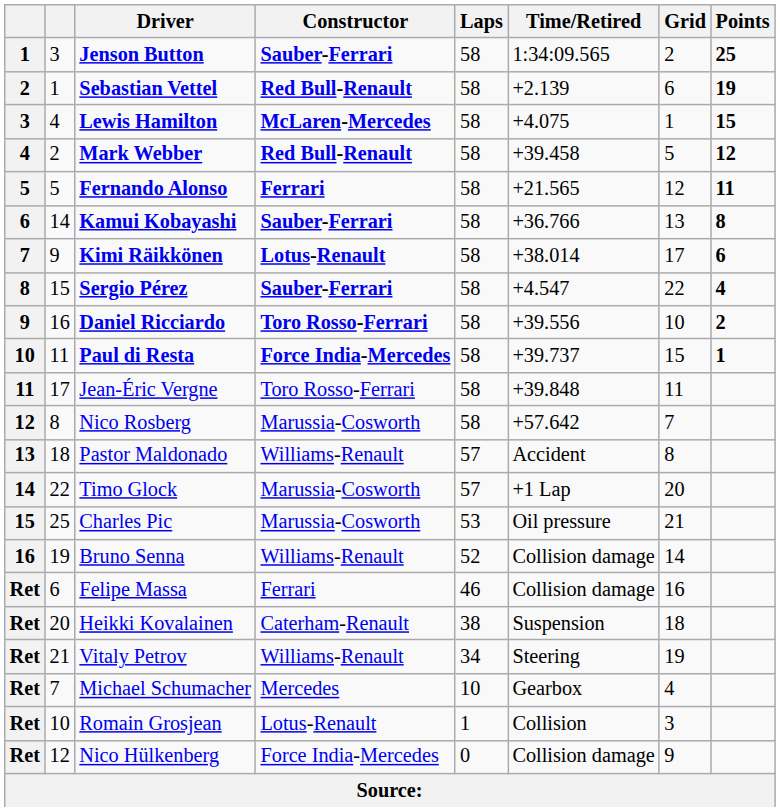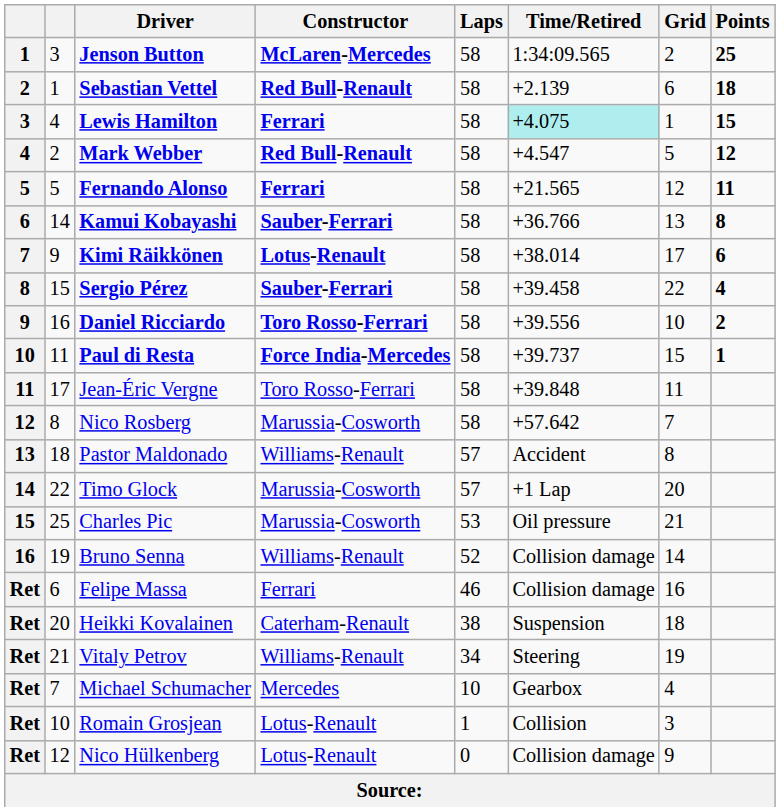(326, 54) Sauber-Ferrari -> (346, 54) McLaren-Mercedes
(726, 87) 19 -> (726, 87) 18
(346, 121) McLaren-Mercedes -> (293, 121) Ferrari
(541, 121) no background -> (541, 121) paleturquoise background
(546, 154) +39.458 -> (541, 154) +4.547
(541, 288) +4.547 -> (546, 288) +39.458
(350, 756) Force India-Mercedes -> (318, 756) Lotus-Renault
